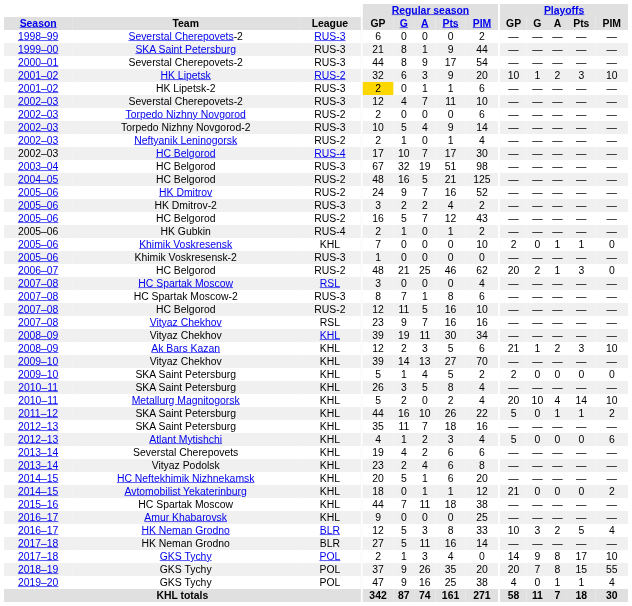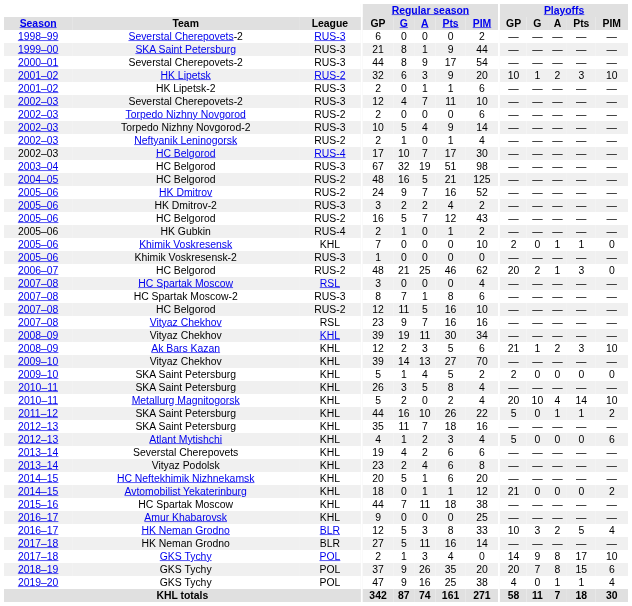(378, 88) gold background -> (378, 88) no background
(612, 569) 55 -> (612, 569) 6
